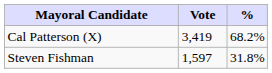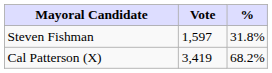rows swapped: (55, 36) <-> (51, 57)
